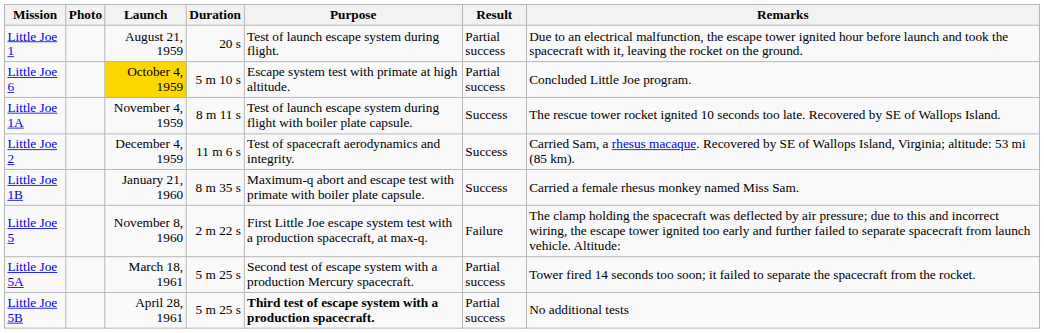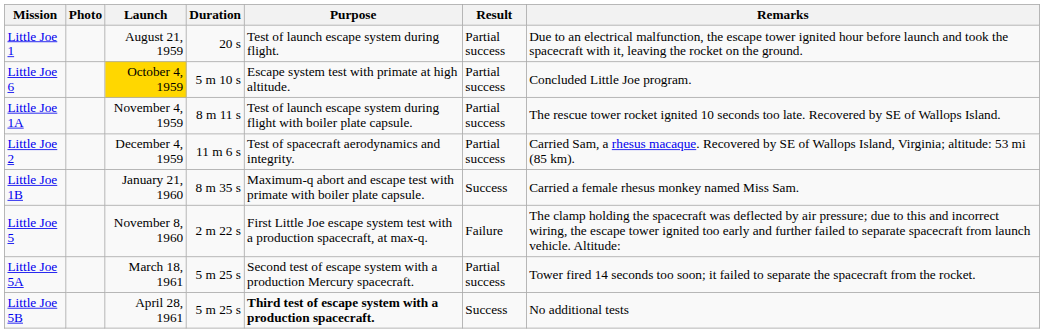(486, 115) Success -> (485, 115) Partial success
(486, 151) Success -> (485, 151) Partial success
(485, 310) Partial success -> (486, 310) Success
